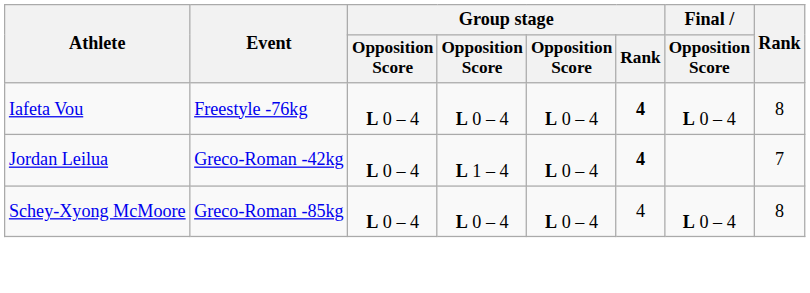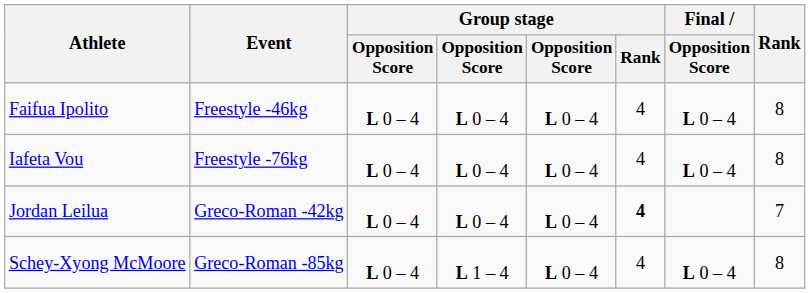+ row: (58, 108)
(640, 108) bold -> (640, 160) normal
(482, 171) L 1 – 4 -> (482, 222) L 0 – 4
(482, 222) L 0 – 4 -> (482, 273) L 1 – 4
